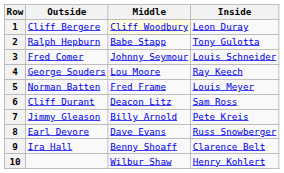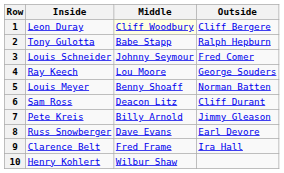columns swapped: (235, 12) <-> (67, 12)
(138, 87) Fred Frame -> (149, 87) Benny Shoaff
(144, 147) Benny Shoaff -> (144, 147) Fred Frame
